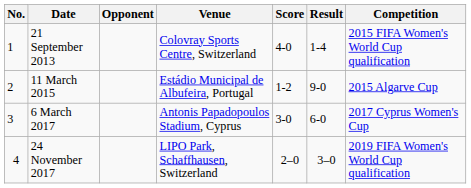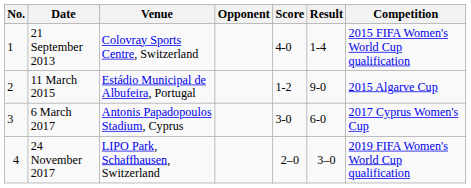columns swapped: (215, 14) <-> (128, 14)
